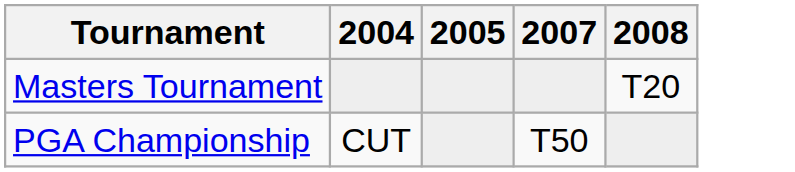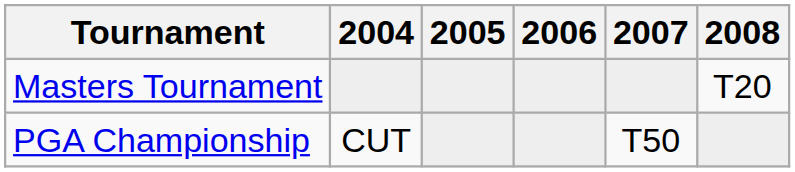+ column: (559, 32)
